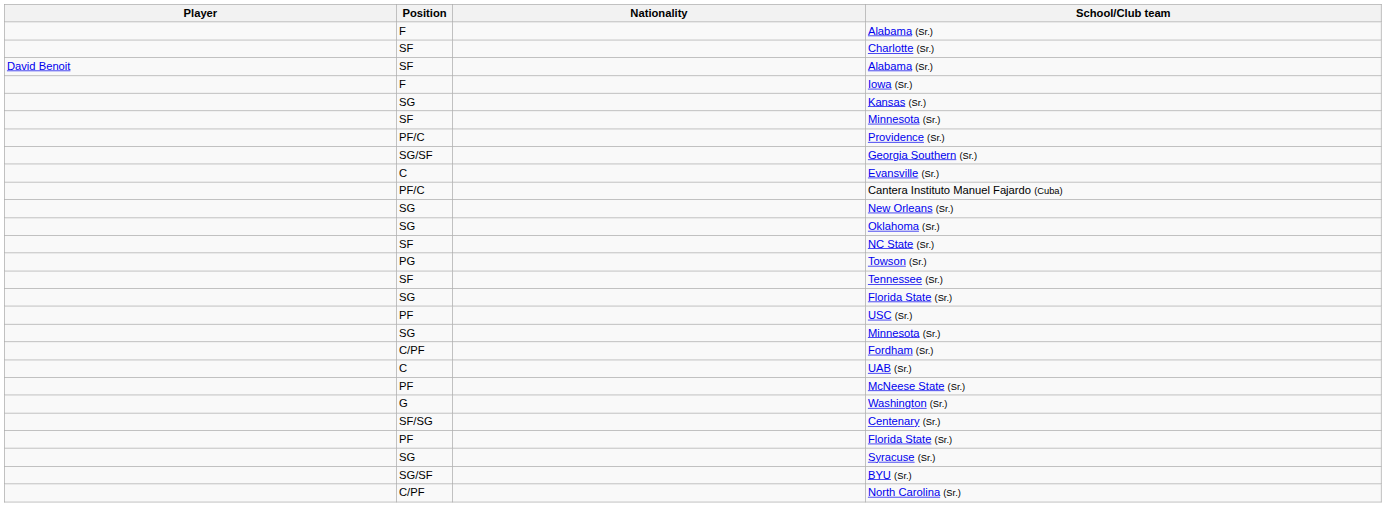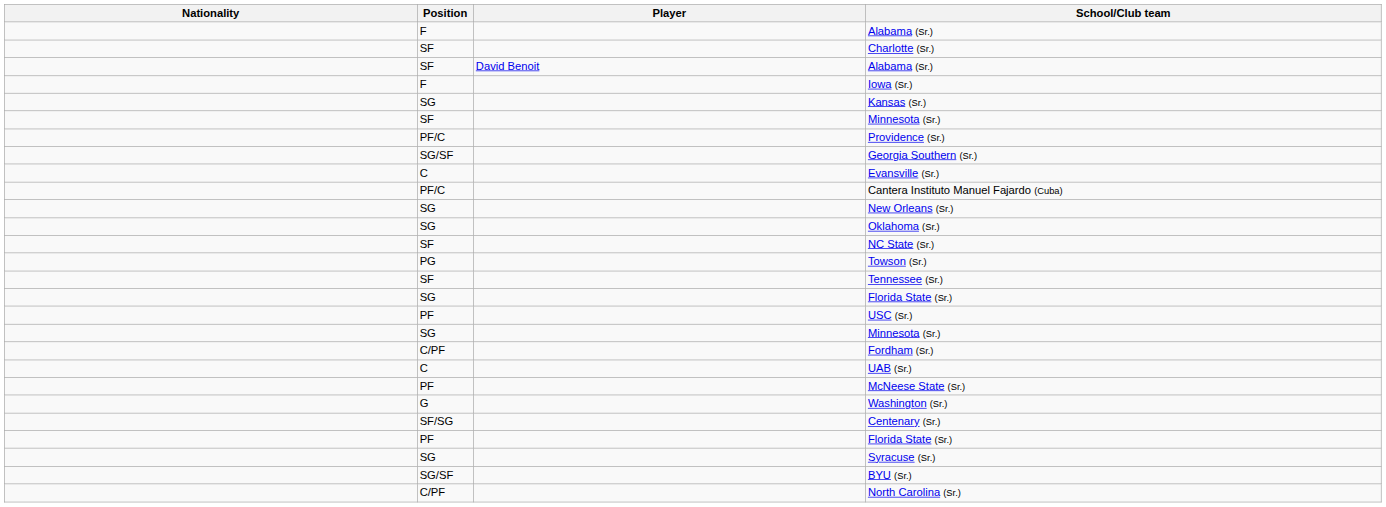columns swapped: (200, 13) <-> (659, 13)
